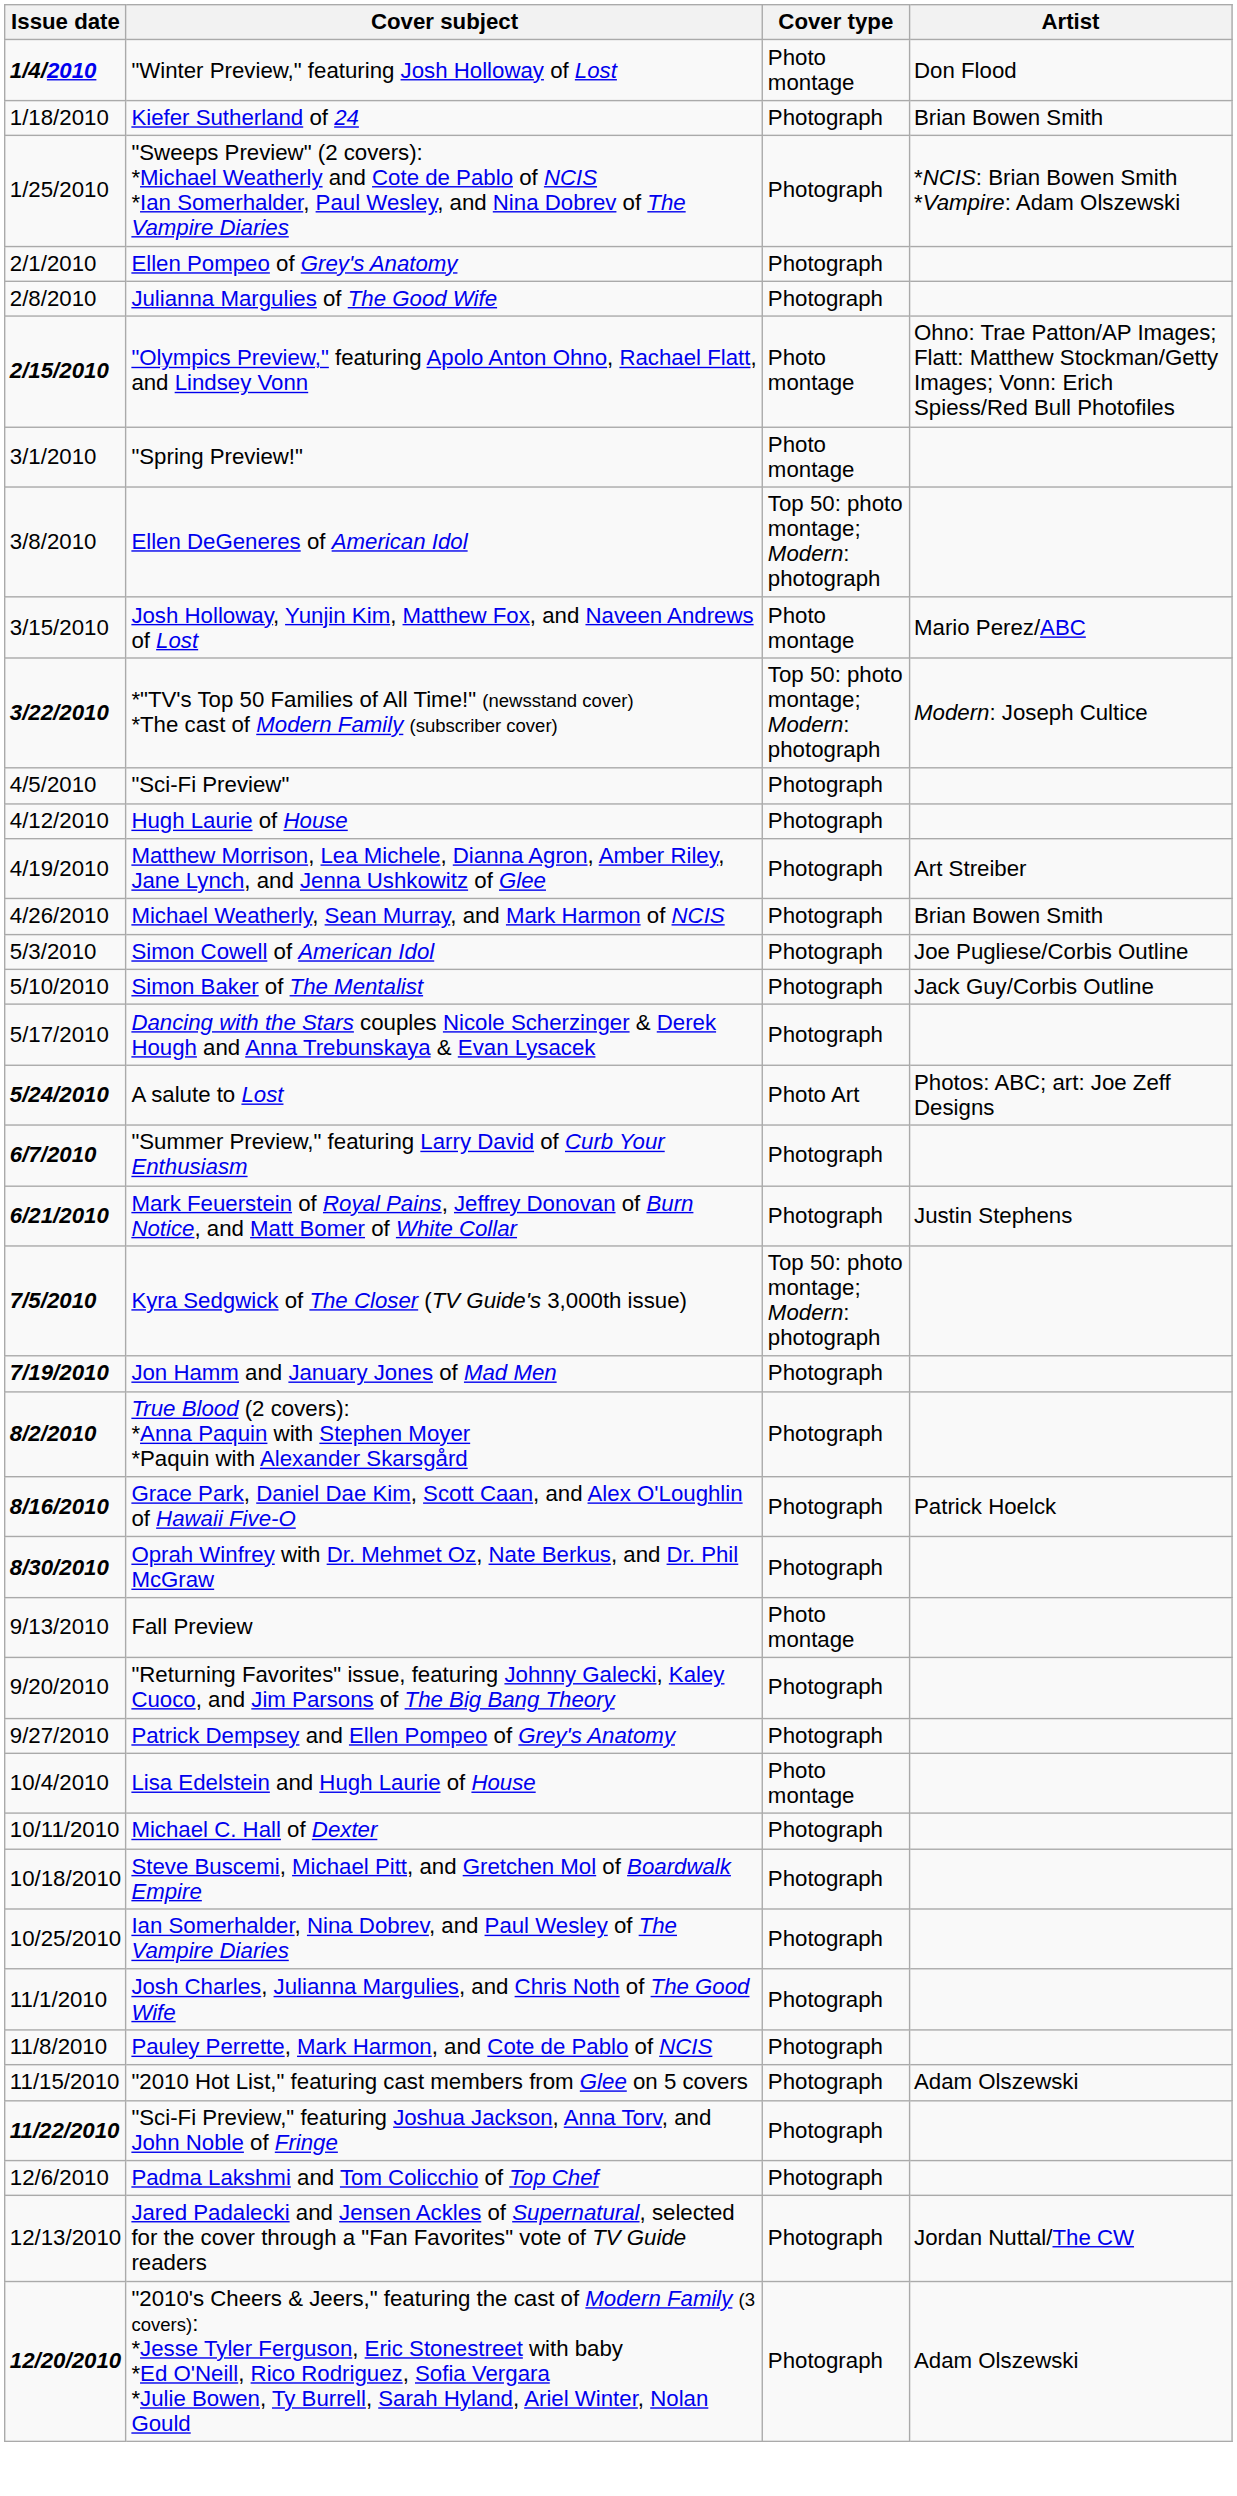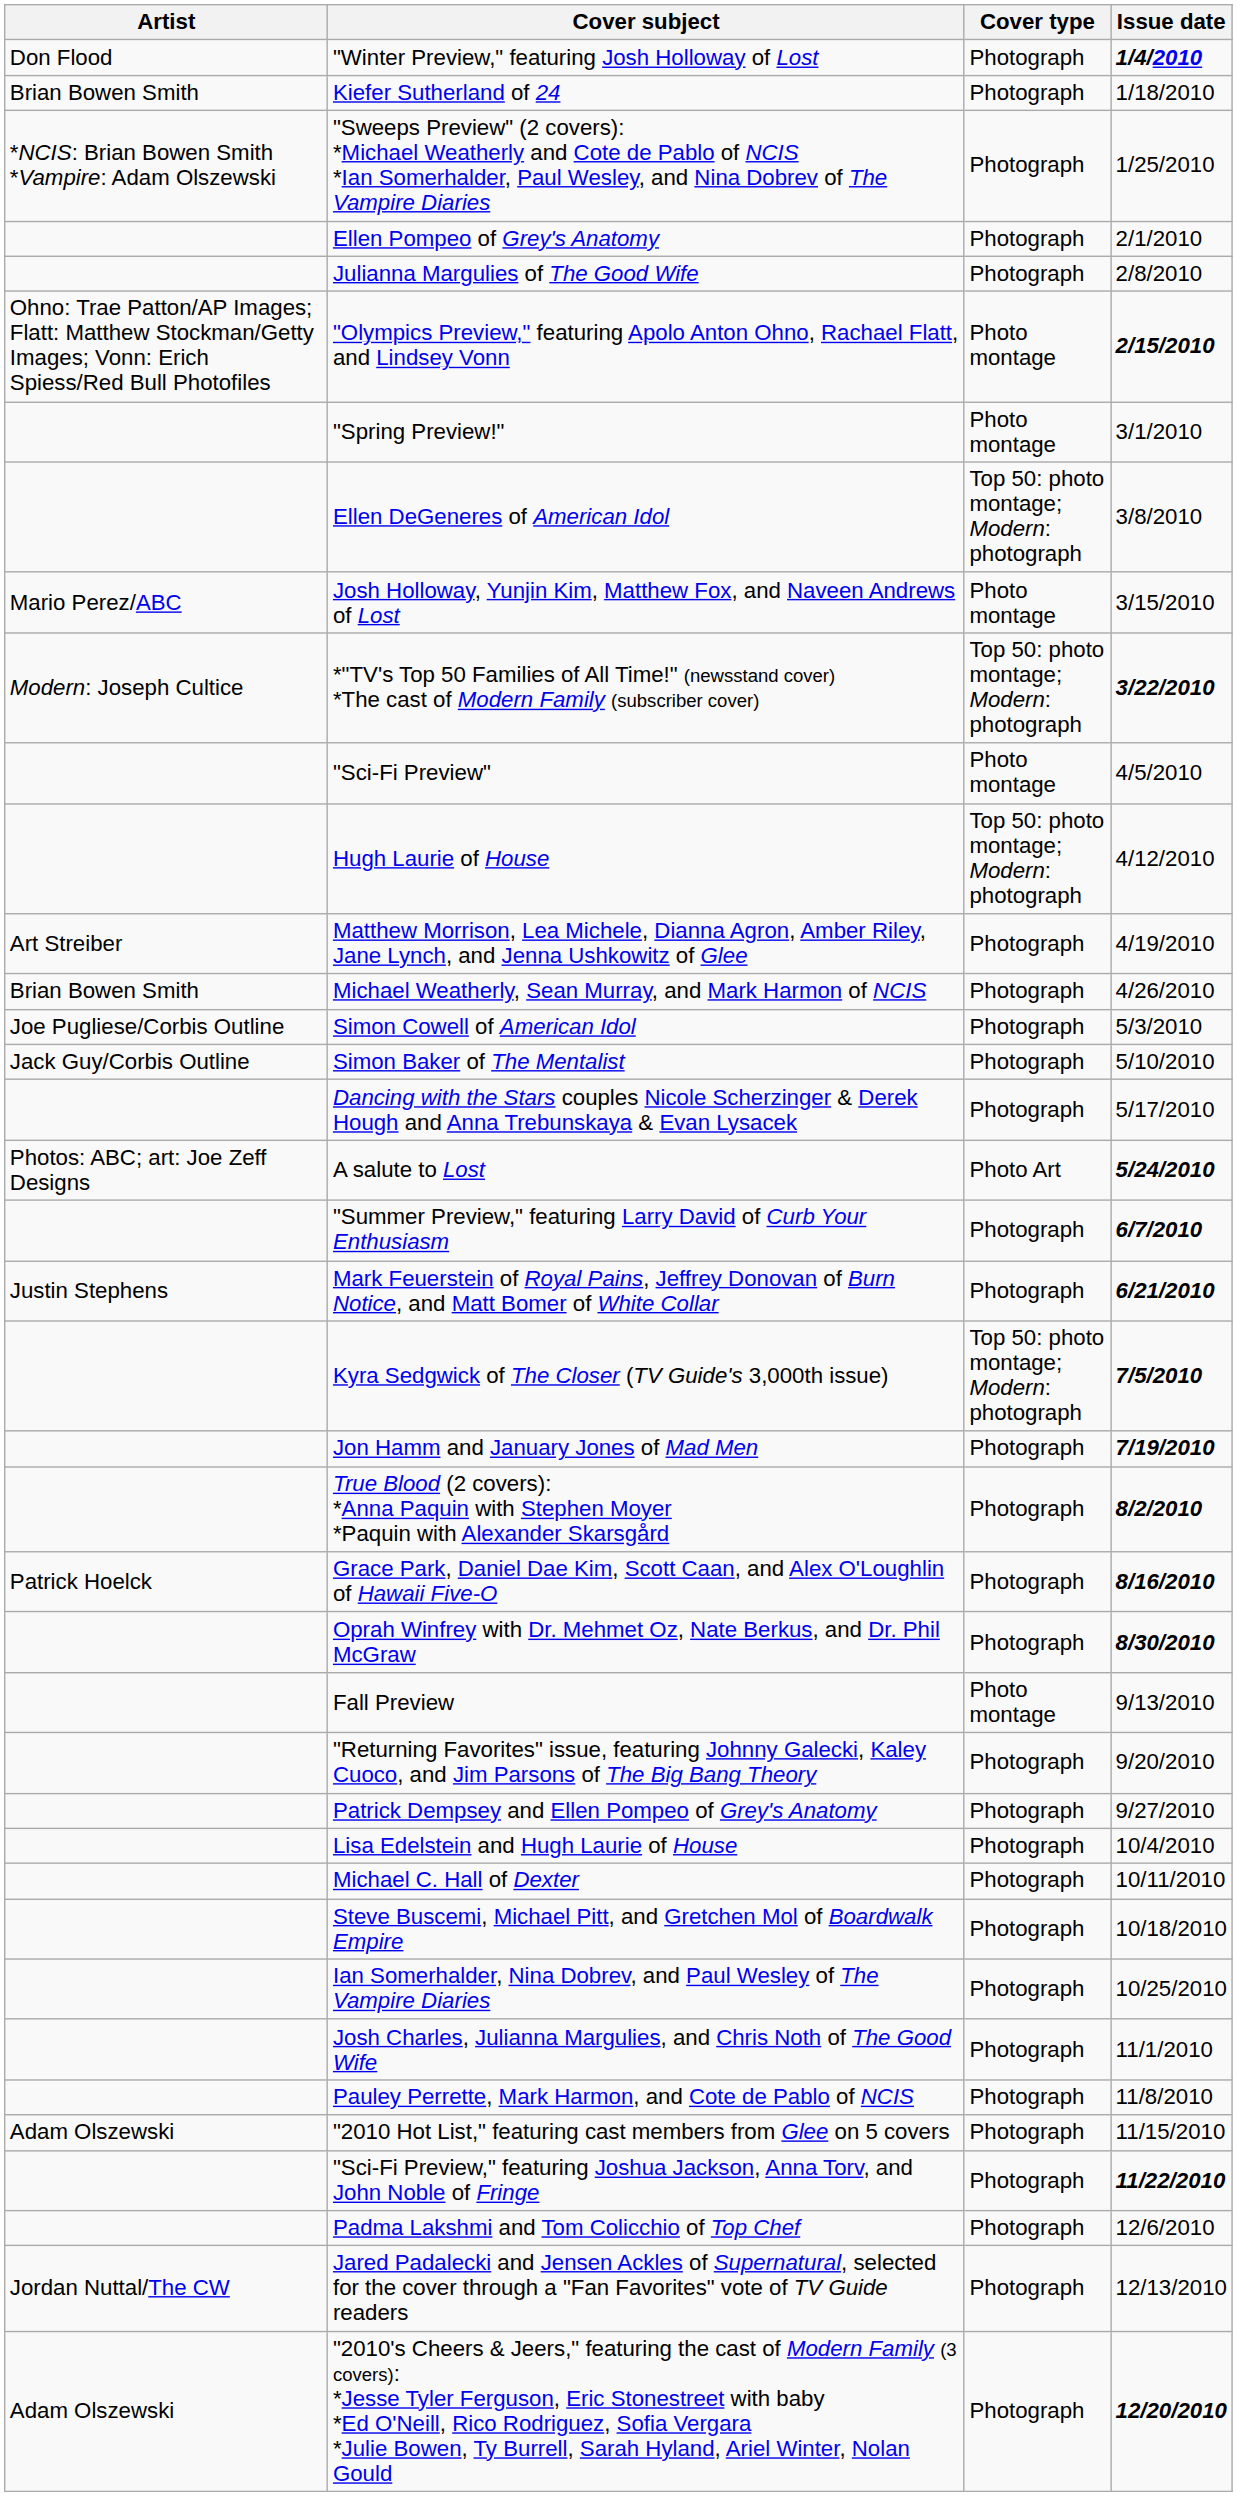columns swapped: (65, 22) <-> (1070, 22)
(811, 69) Photo montage -> (1027, 57) Photograph
(825, 785) Photograph -> (1013, 772) Photo montage
(825, 820) Photograph -> (1037, 858) Top 50: photo montage; Modern: photograph
(811, 1783) Photo montage -> (1027, 1845) Photograph
